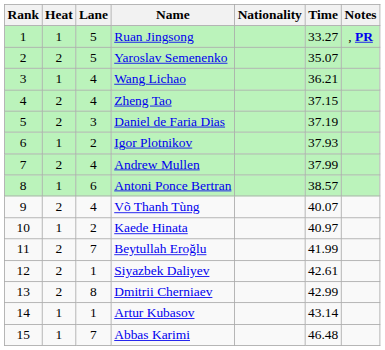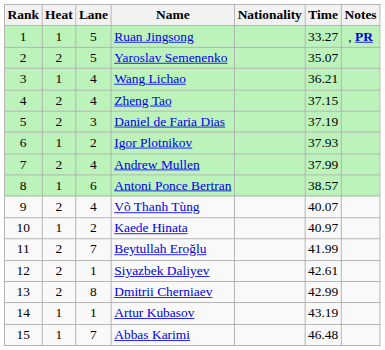(323, 313) 43.14 -> (323, 313) 43.19
